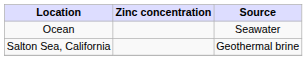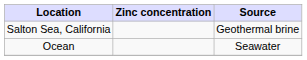rows swapped: (59, 30) <-> (59, 47)
